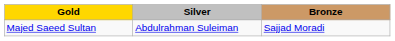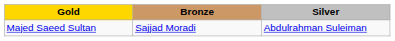columns swapped: (197, 12) <-> (326, 12)
